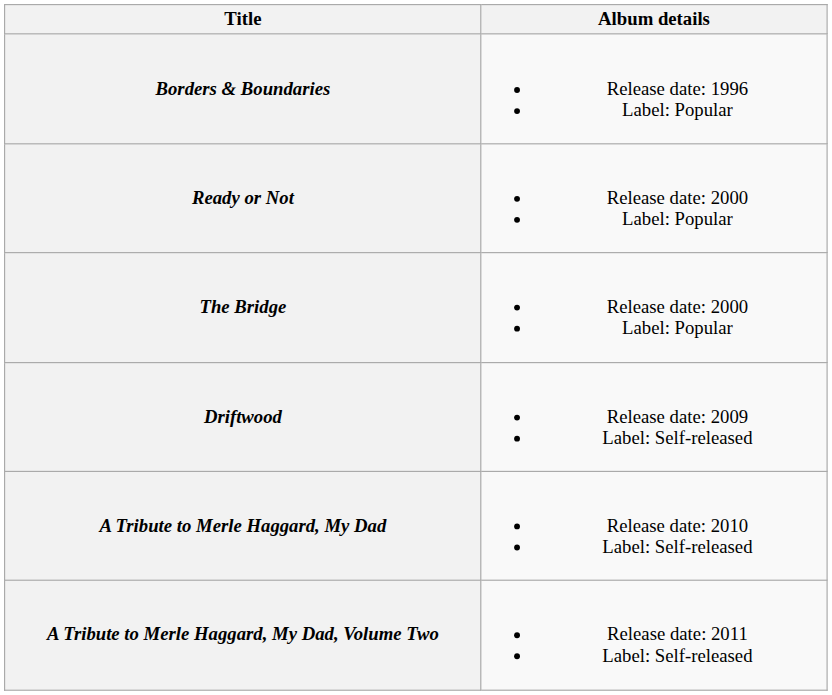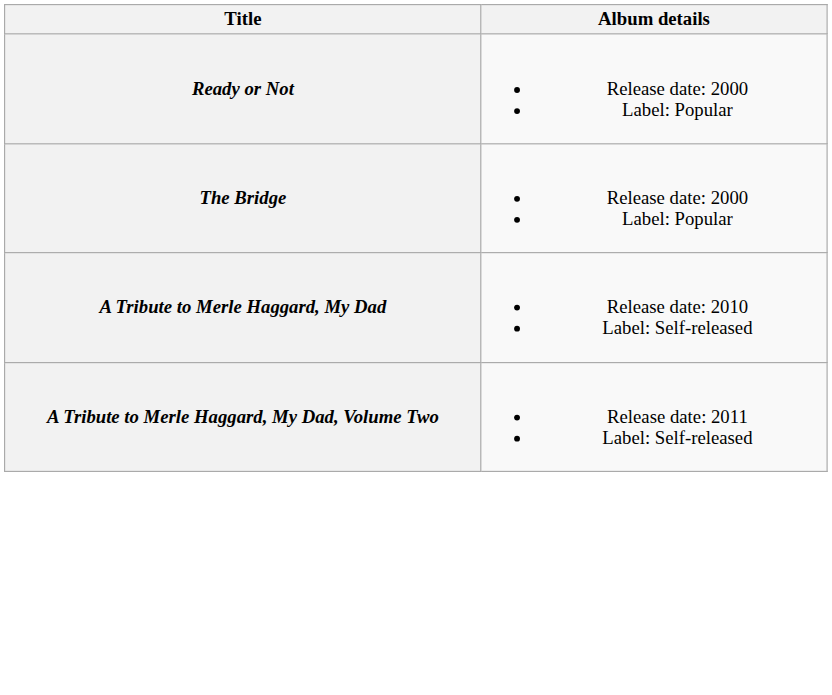- row: (243, 88)
- row: (243, 416)
